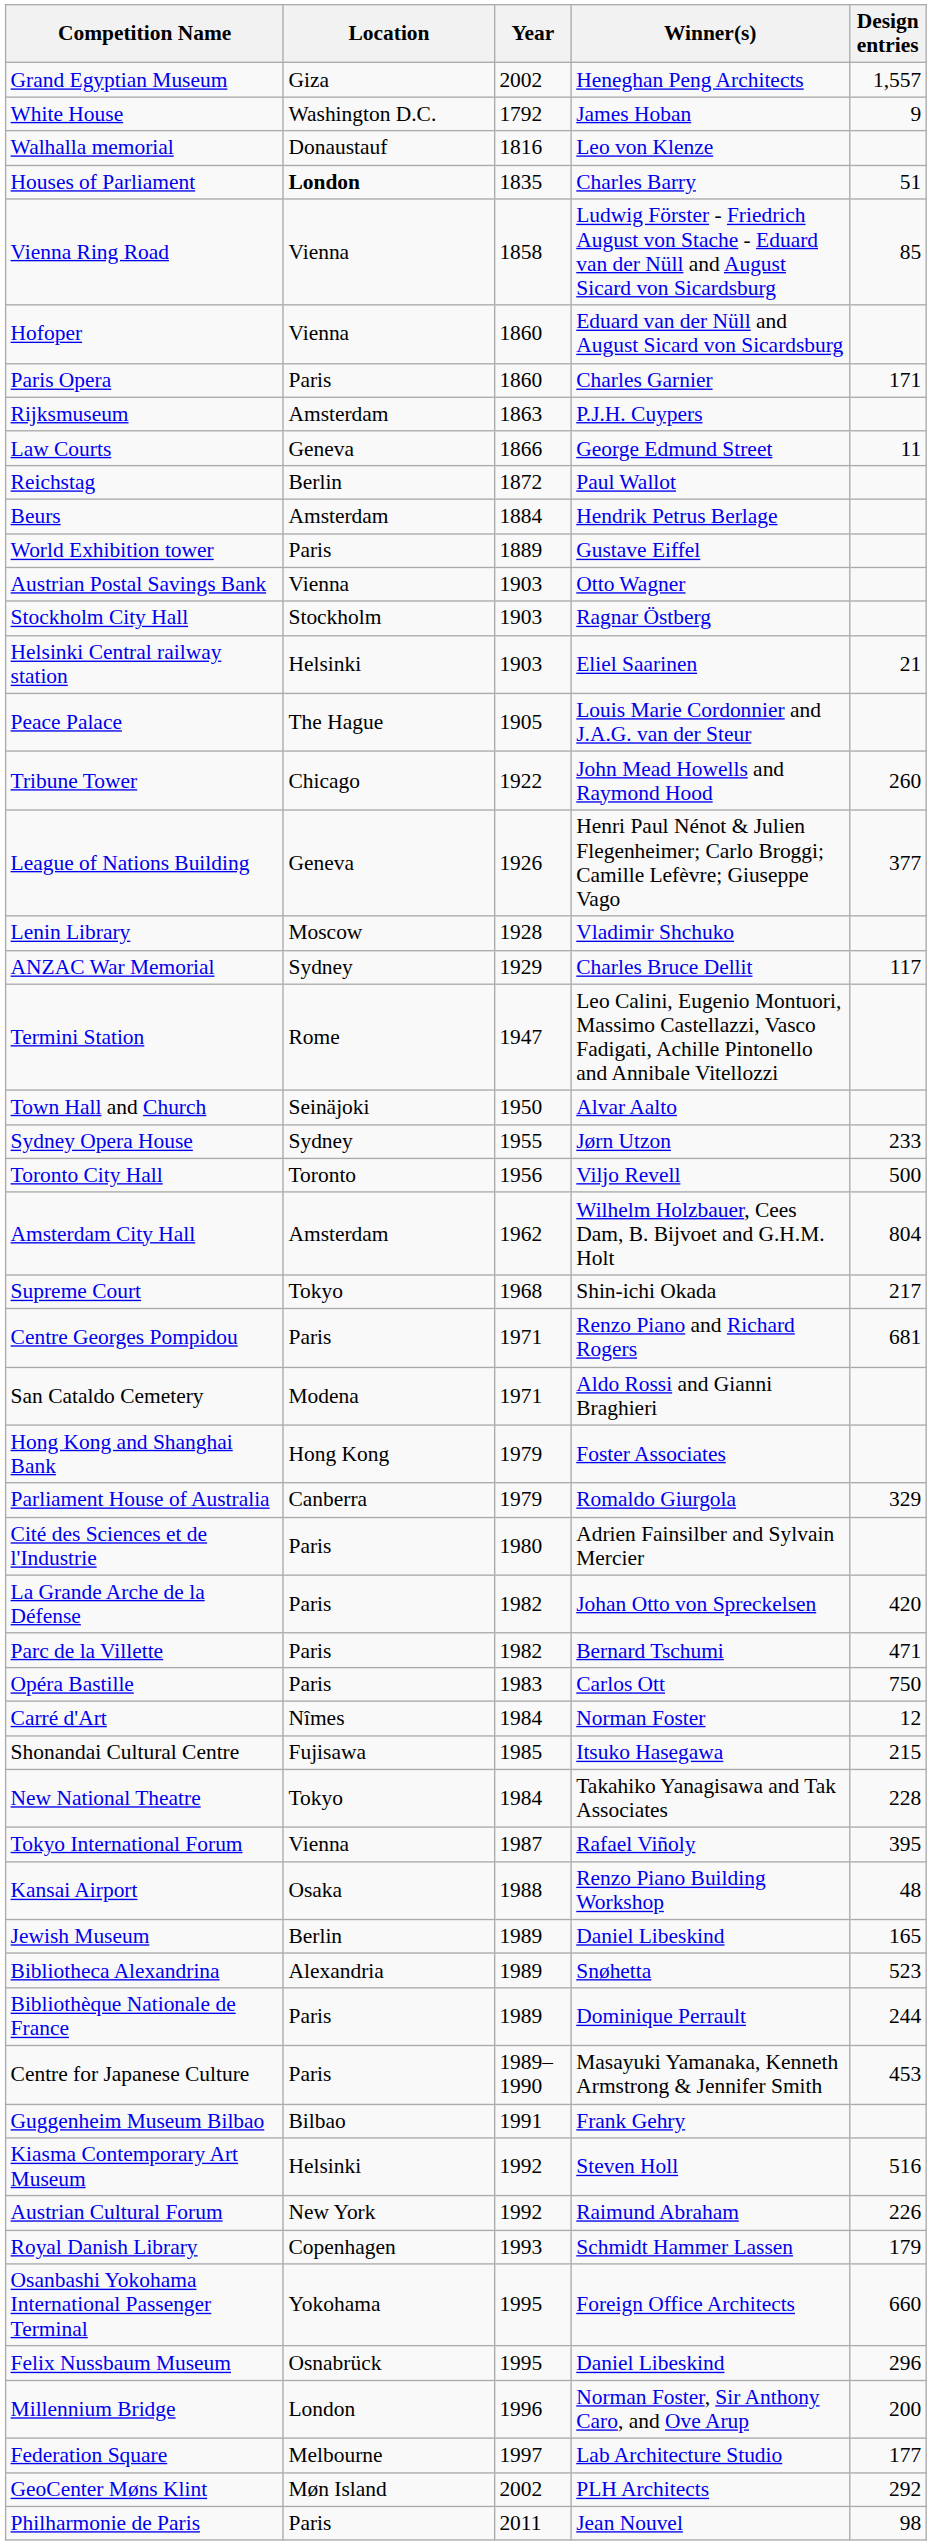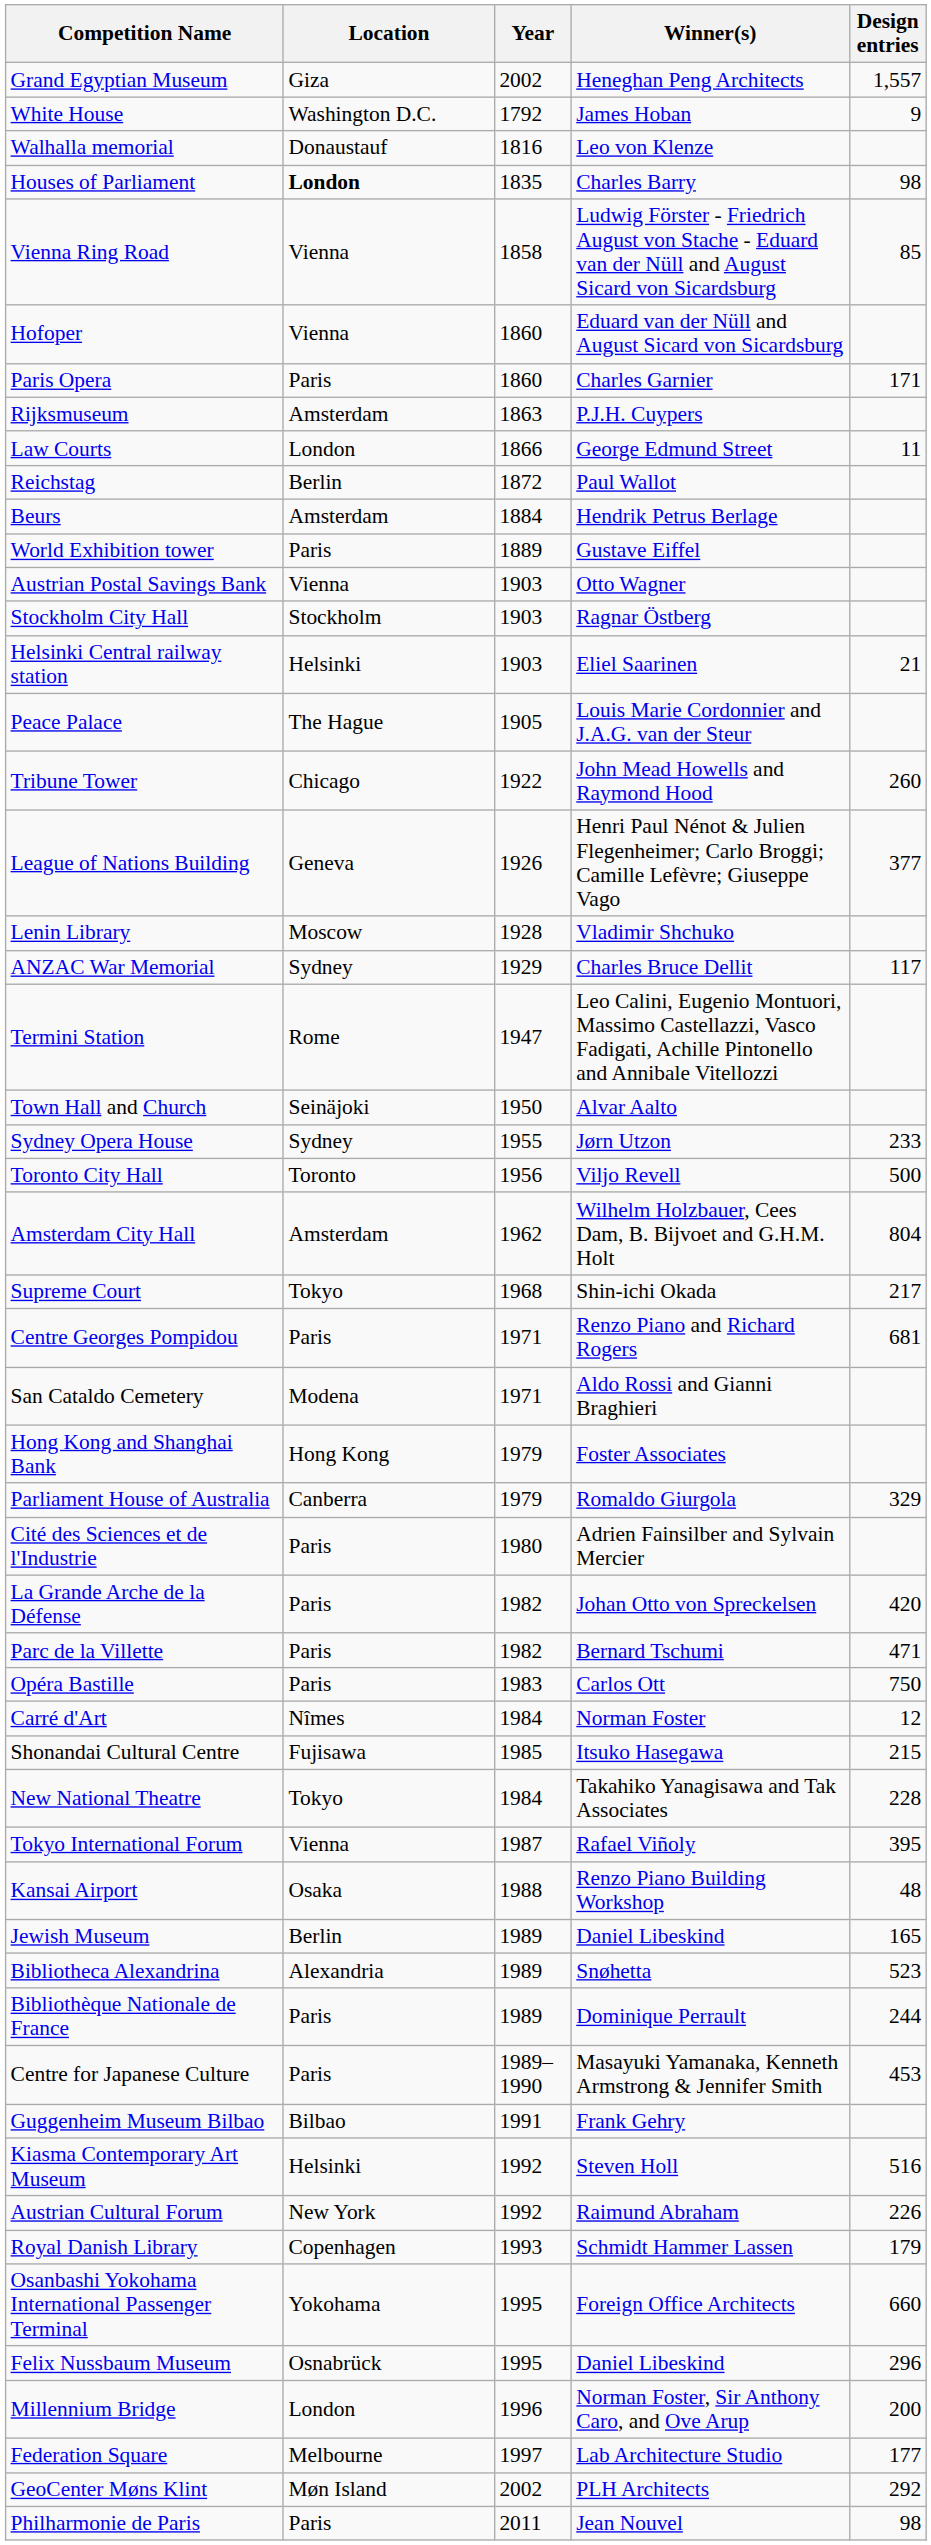(910, 181) 51 -> (910, 181) 98
(321, 448) Geneva -> (322, 448) London
